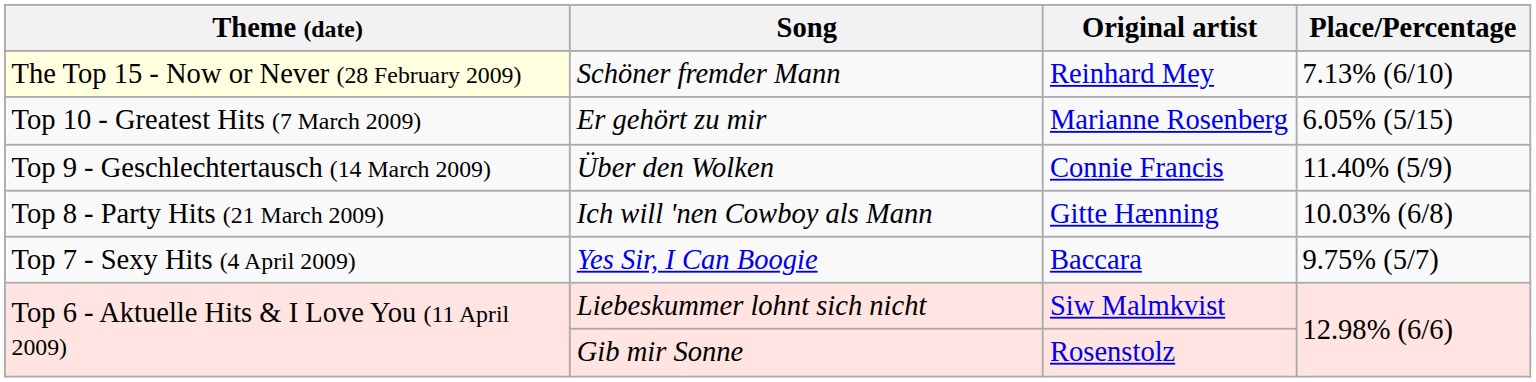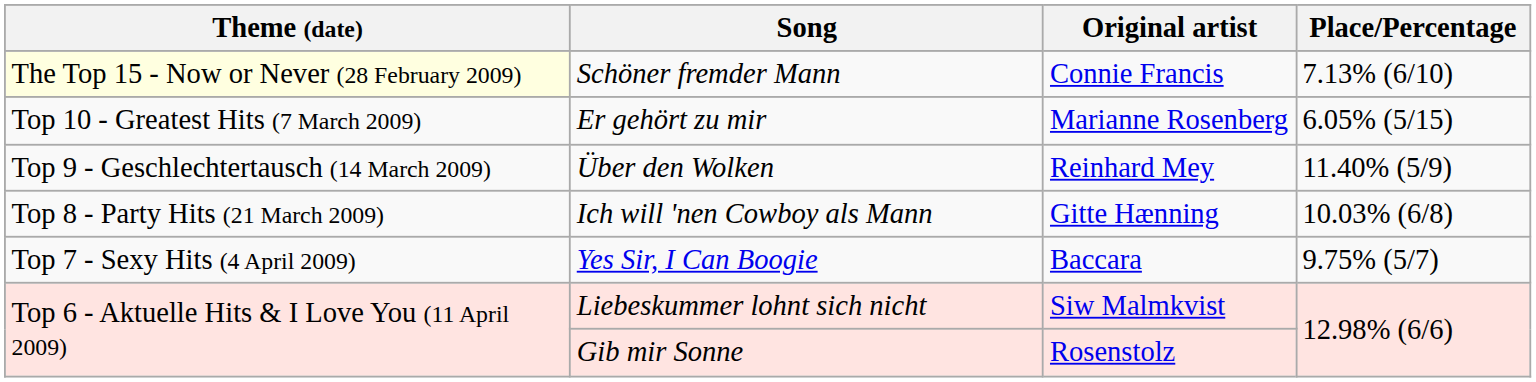(1132, 73) Reinhard Mey -> (1137, 73) Connie Francis
(1137, 166) Connie Francis -> (1132, 166) Reinhard Mey
